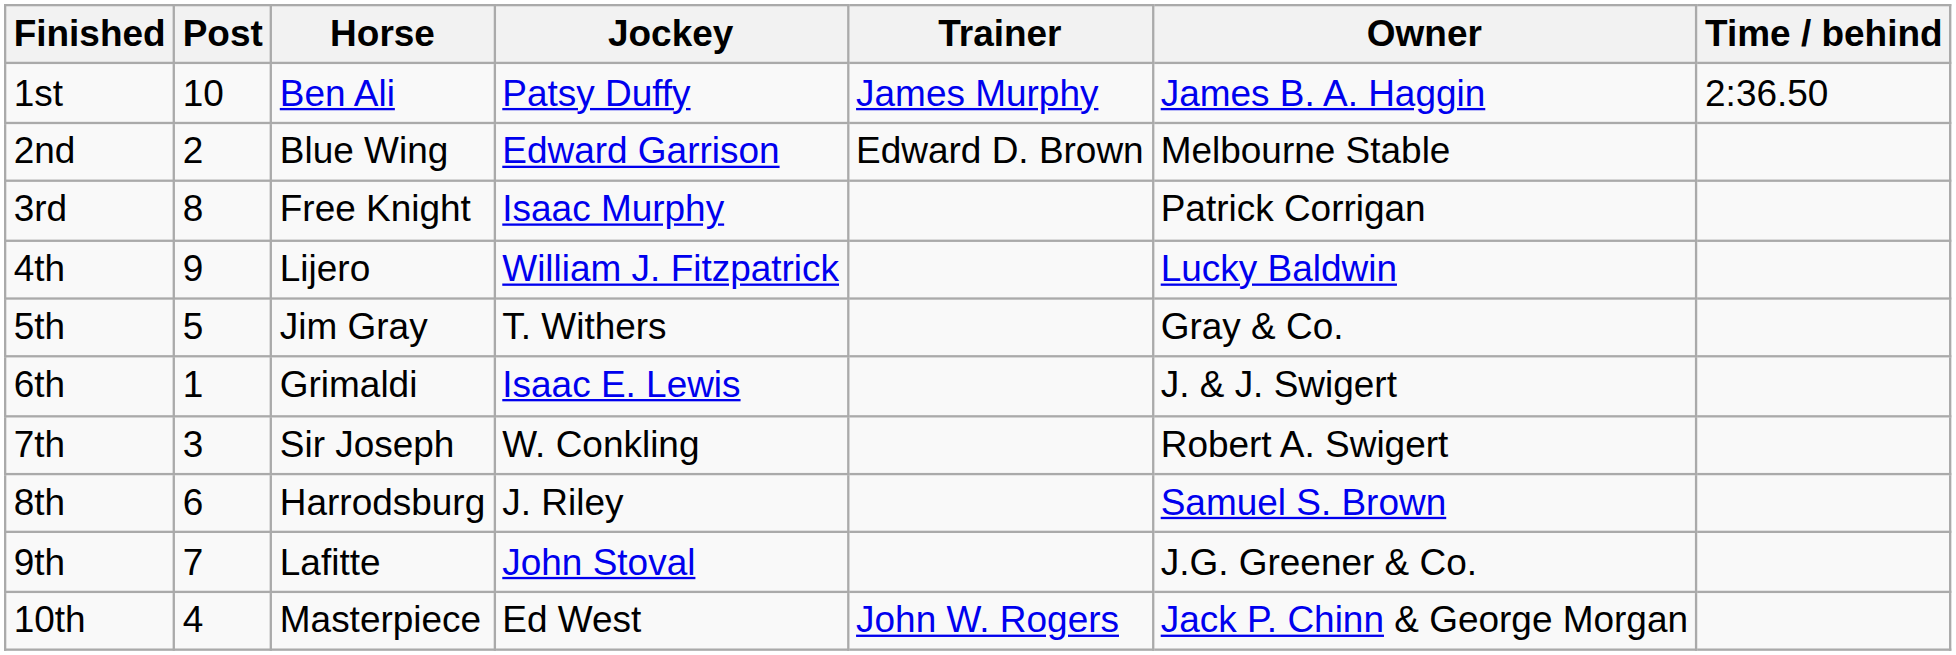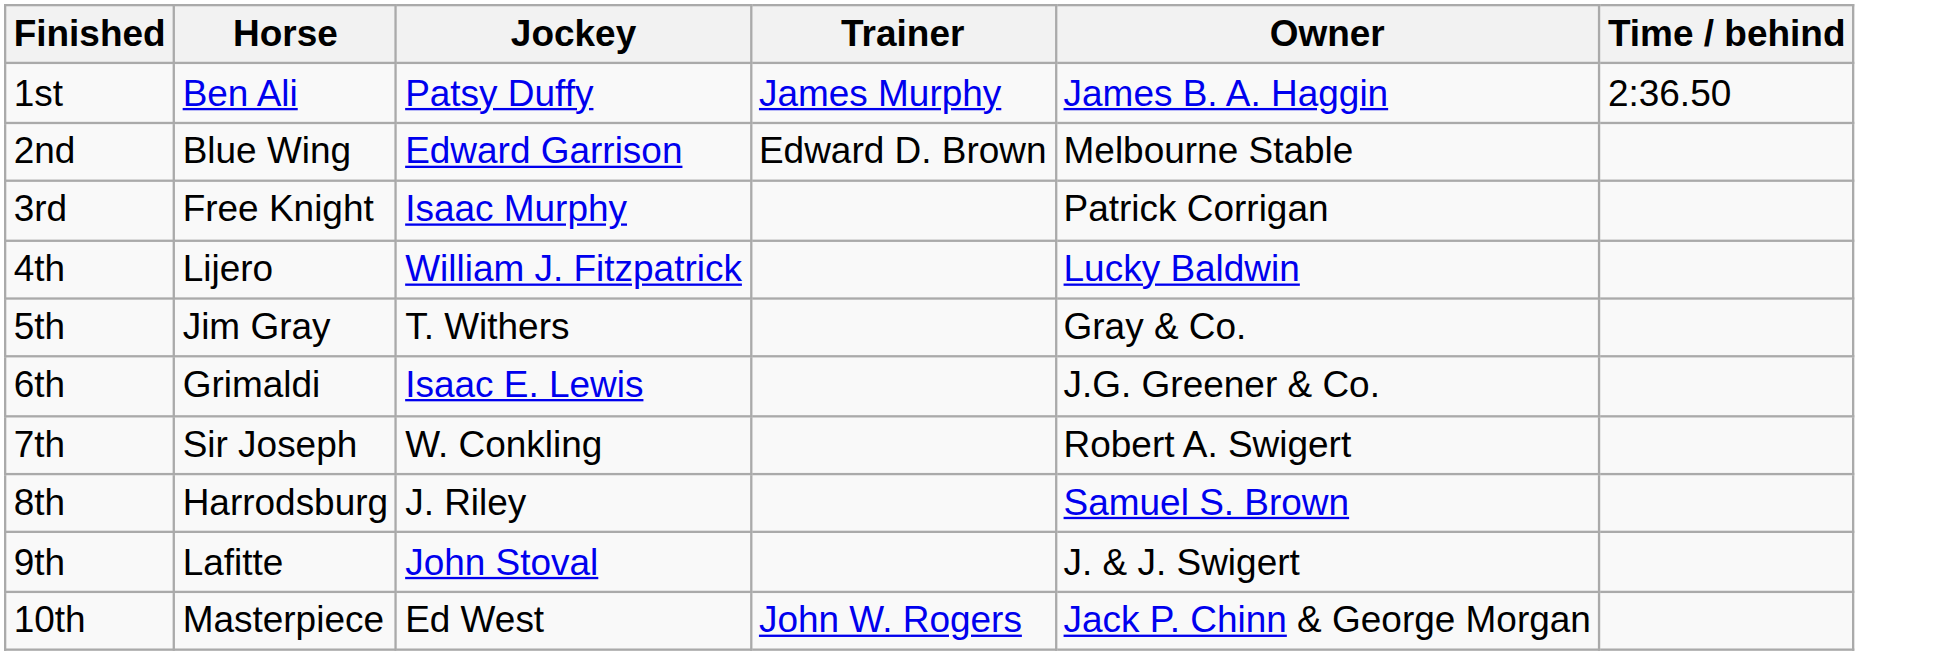- column: (223, 33)
(1279, 385) J. & J. Swigert -> (1222, 385) J.G. Greener & Co.
(1319, 561) J.G. Greener & Co. -> (1182, 561) J. & J. Swigert
